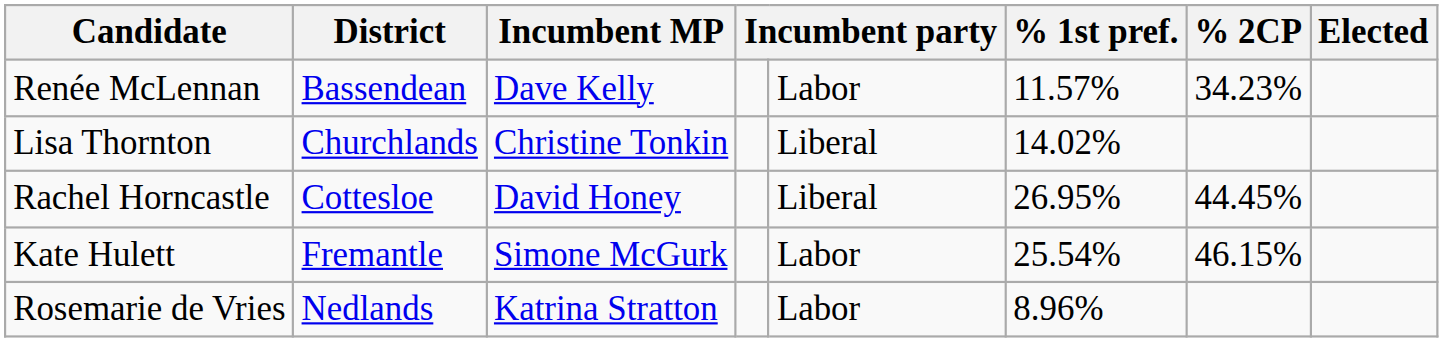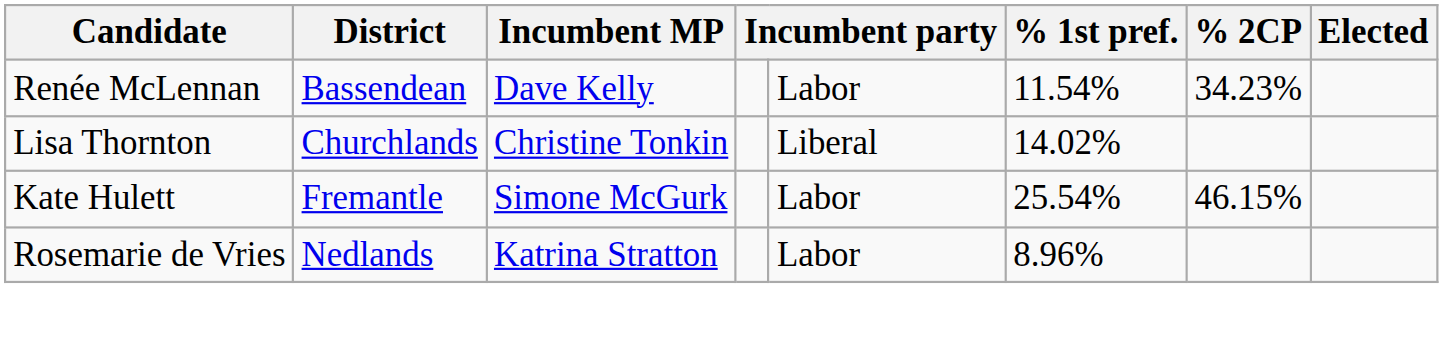(1066, 87) 11.57% -> (1066, 87) 11.54%
- row: (141, 198)
